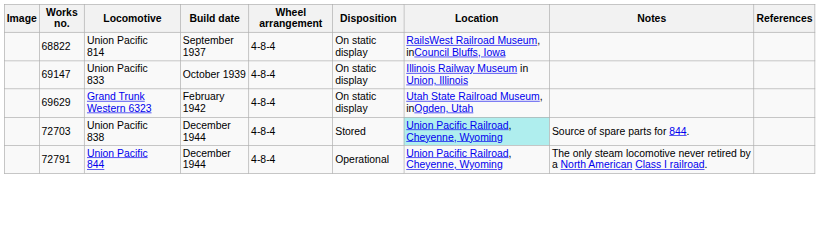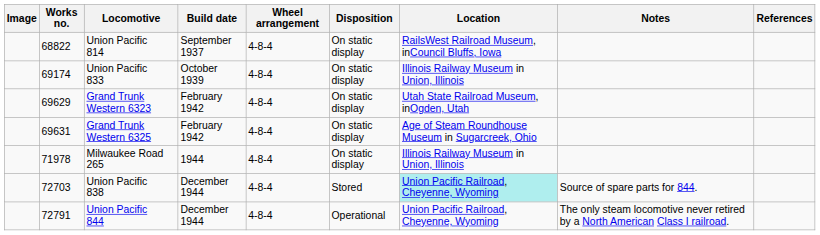(56, 74) 69147 -> (56, 74) 69174
+ row: (119, 131)
+ row: (125, 159)
